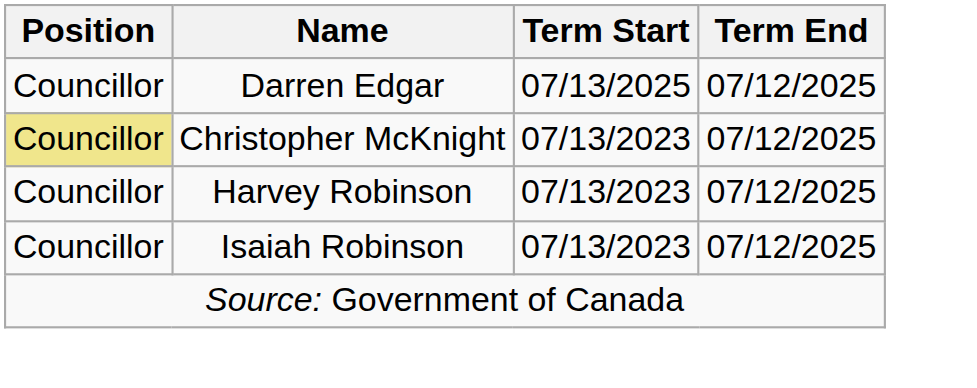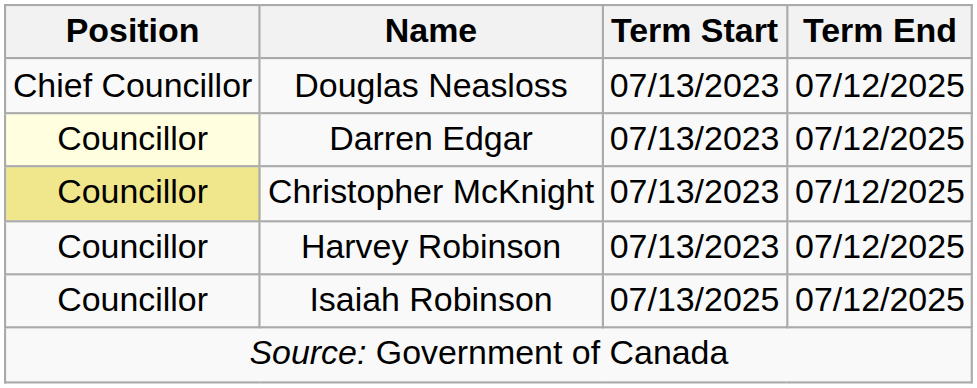+ row: (431, 85)
(88, 85) no background -> (133, 138) lightyellow background
(606, 85) 07/13/2025 -> (695, 138) 07/13/2023
(606, 246) 07/13/2023 -> (695, 300) 07/13/2025
